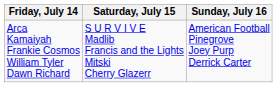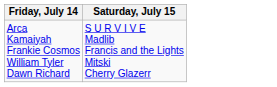- column: (229, 12)
